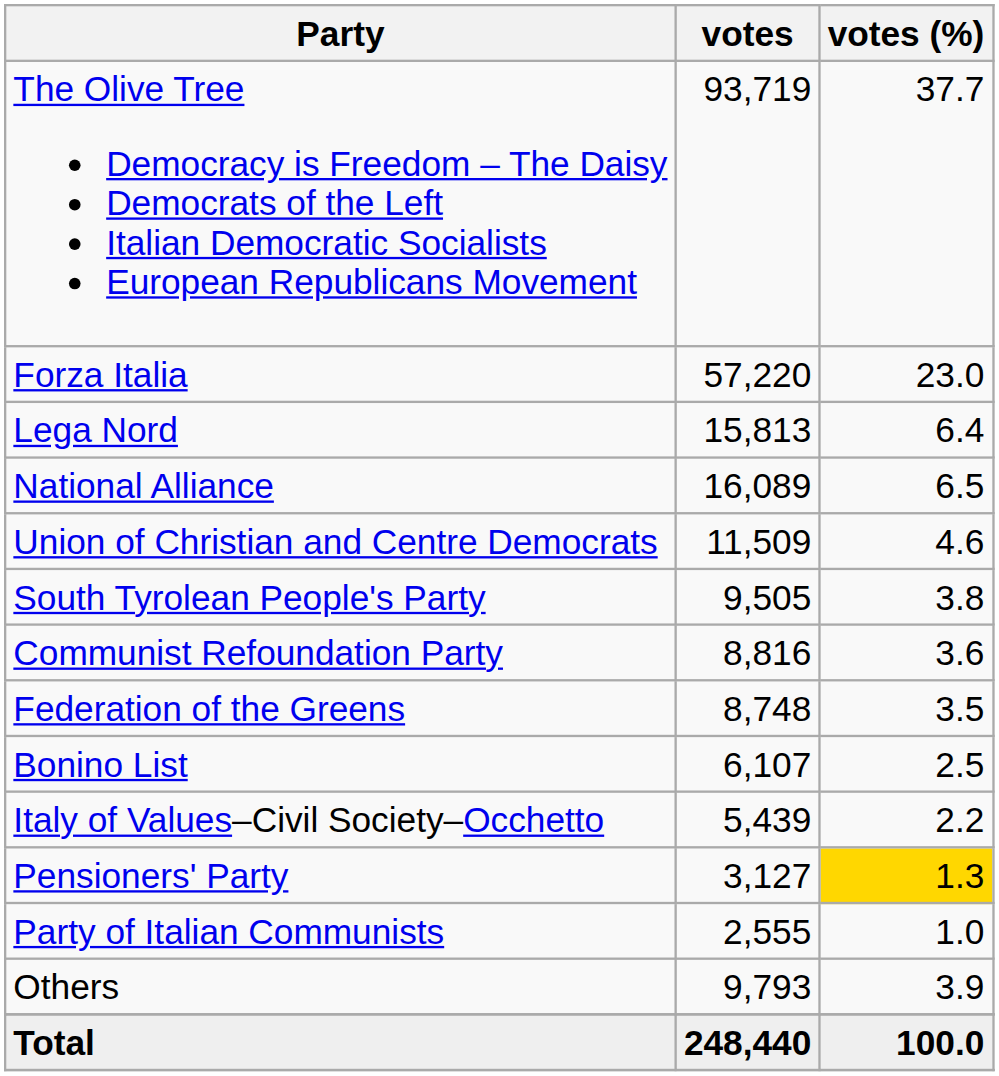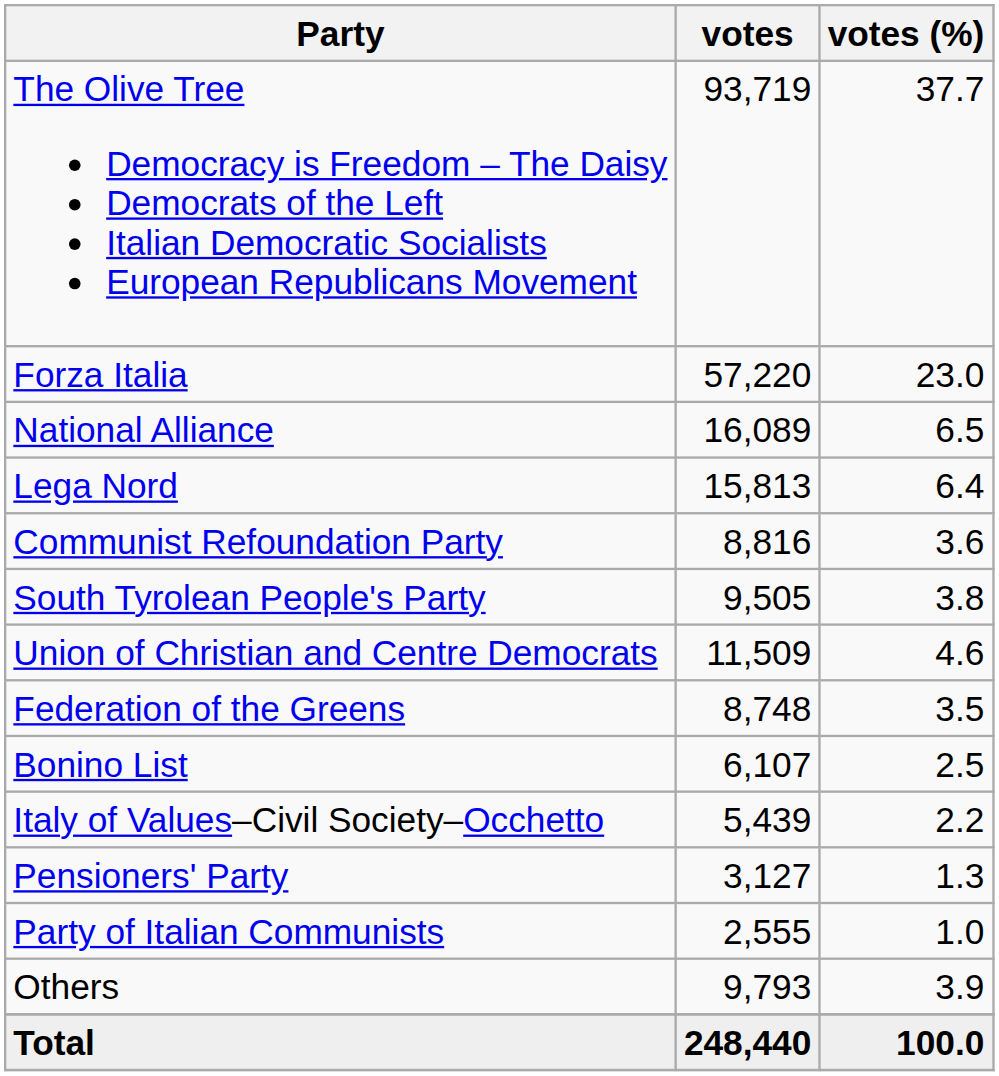rows swapped: (144, 485) <-> (96, 429)
rows swapped: (336, 541) <-> (258, 652)
(960, 876) gold background -> (960, 876) no background
